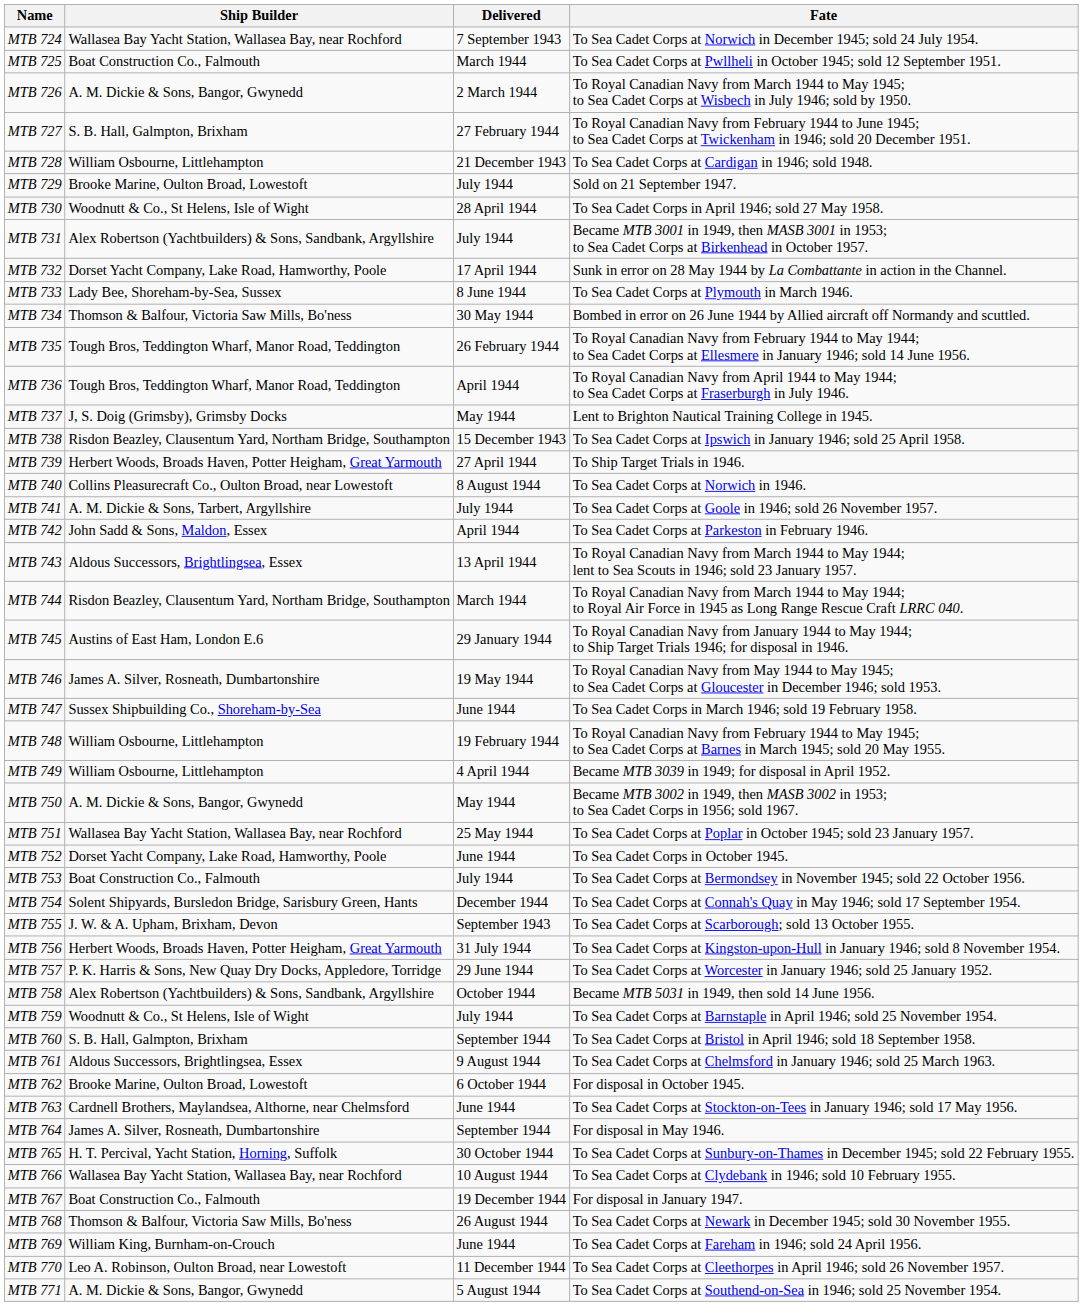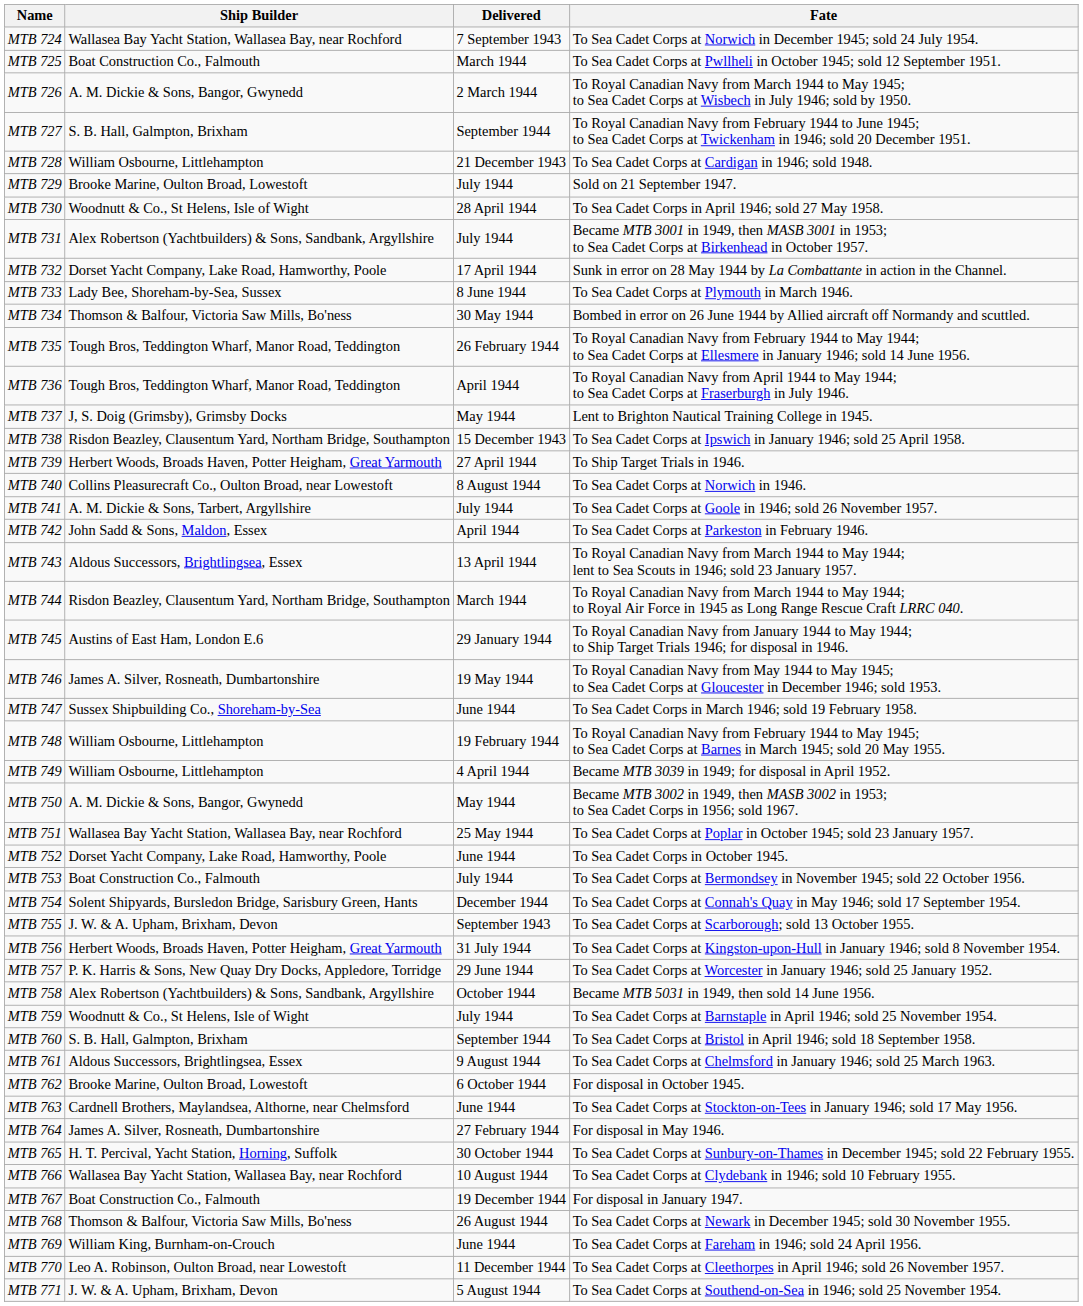(508, 131) 27 February 1944 -> (503, 131) September 1944
(503, 1130) September 1944 -> (508, 1130) 27 February 1944
(186, 1290) A. M. Dickie & Sons, Bangor, Gwynedd -> (173, 1290) J. W. & A. Upham, Brixham, Devon
